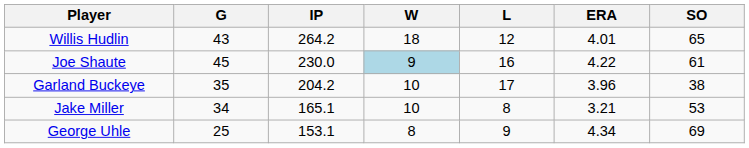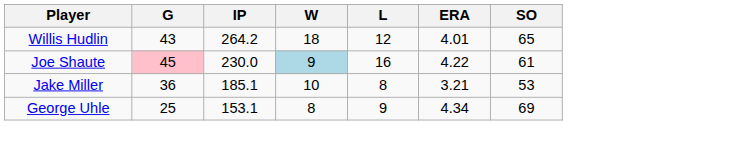(221, 62) no background -> (168, 62) pink background
- row: (89, 85)
(221, 108) 34 -> (168, 85) 36
(316, 108) 165.1 -> (240, 85) 185.1
